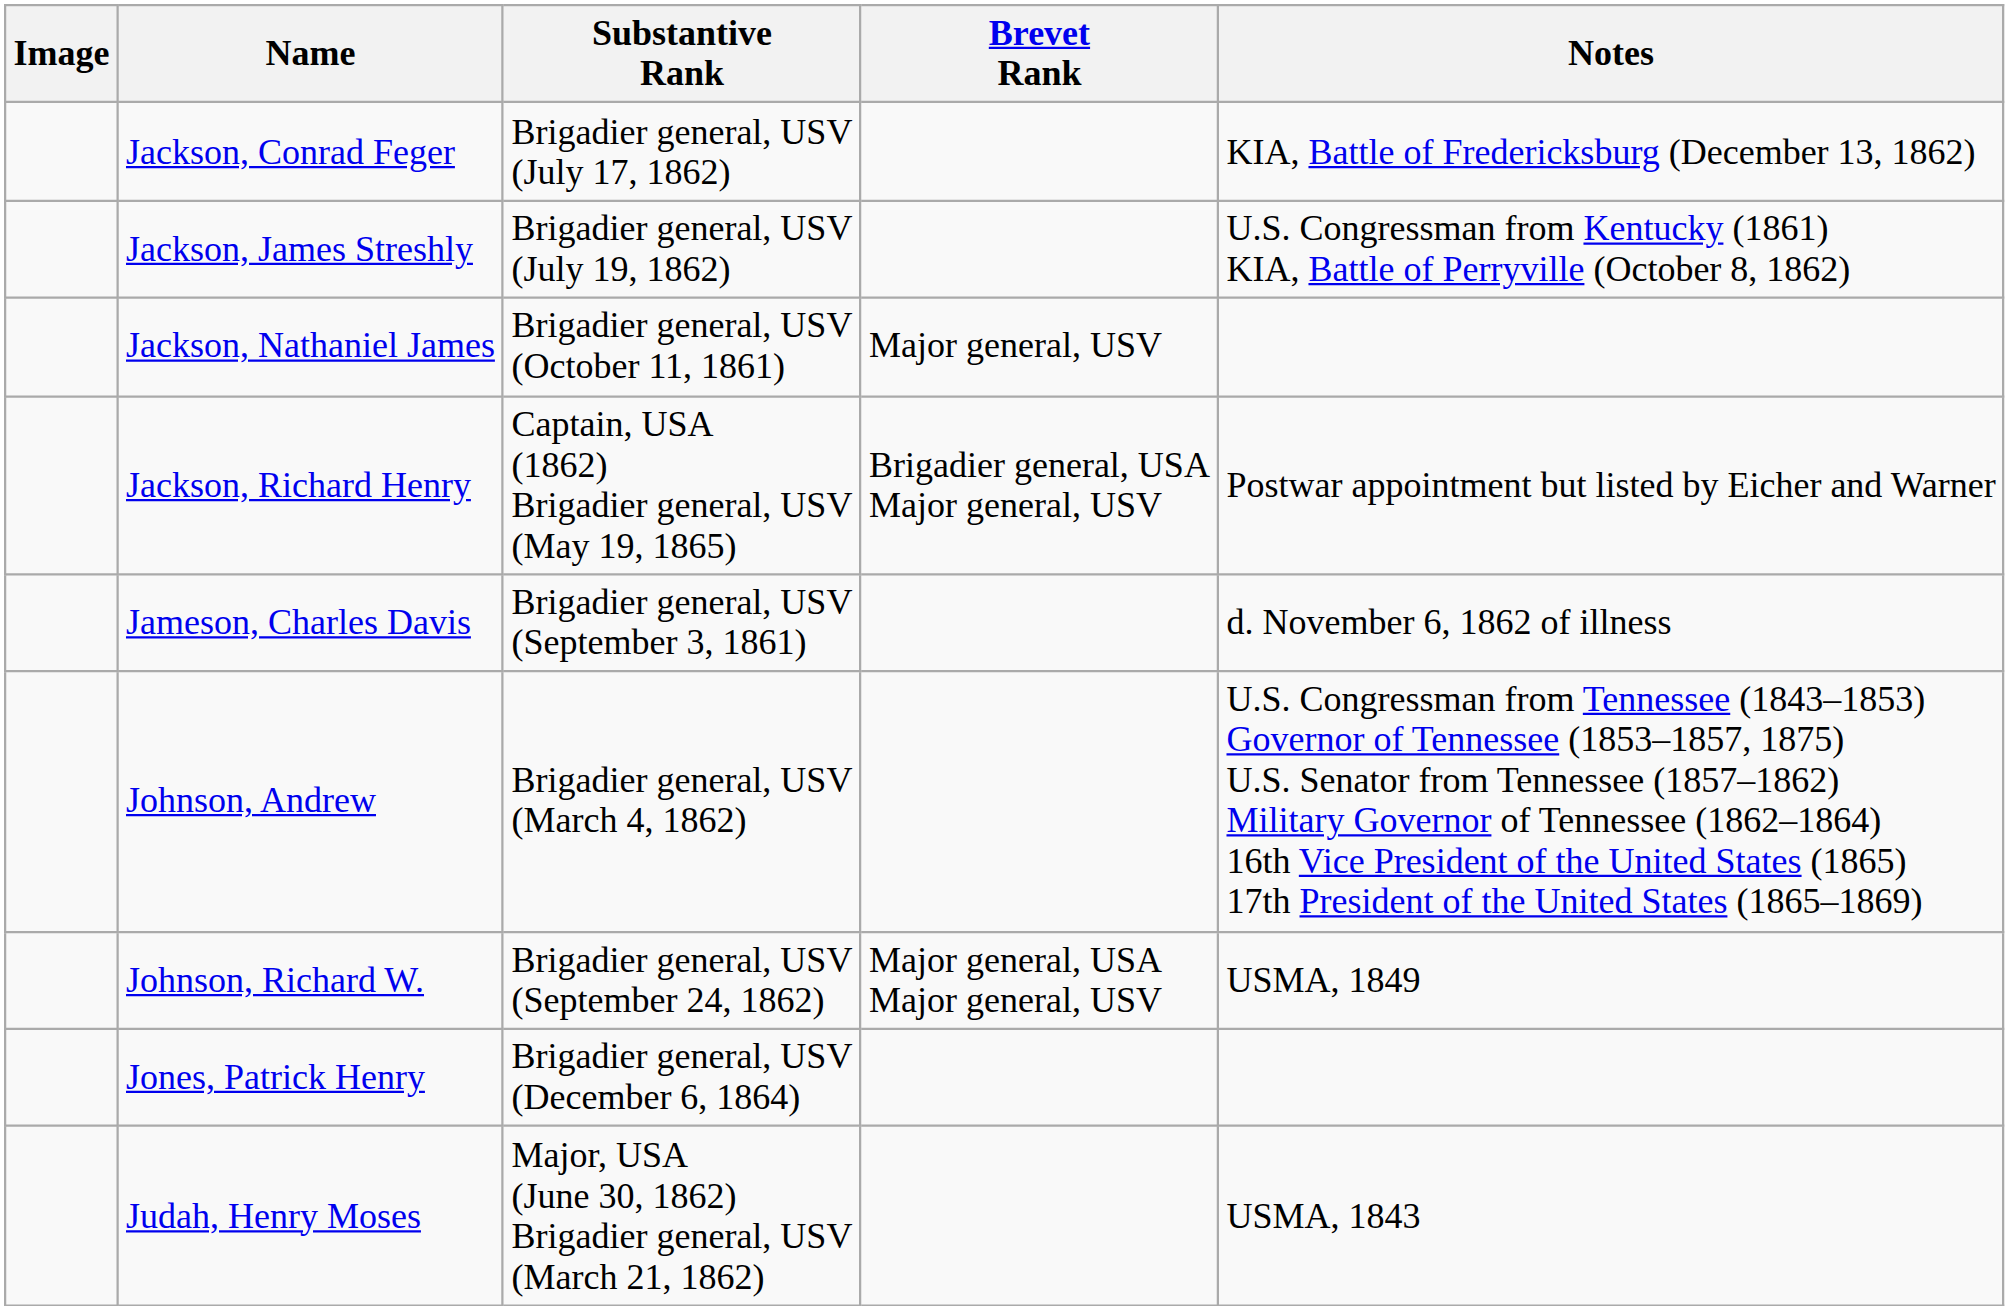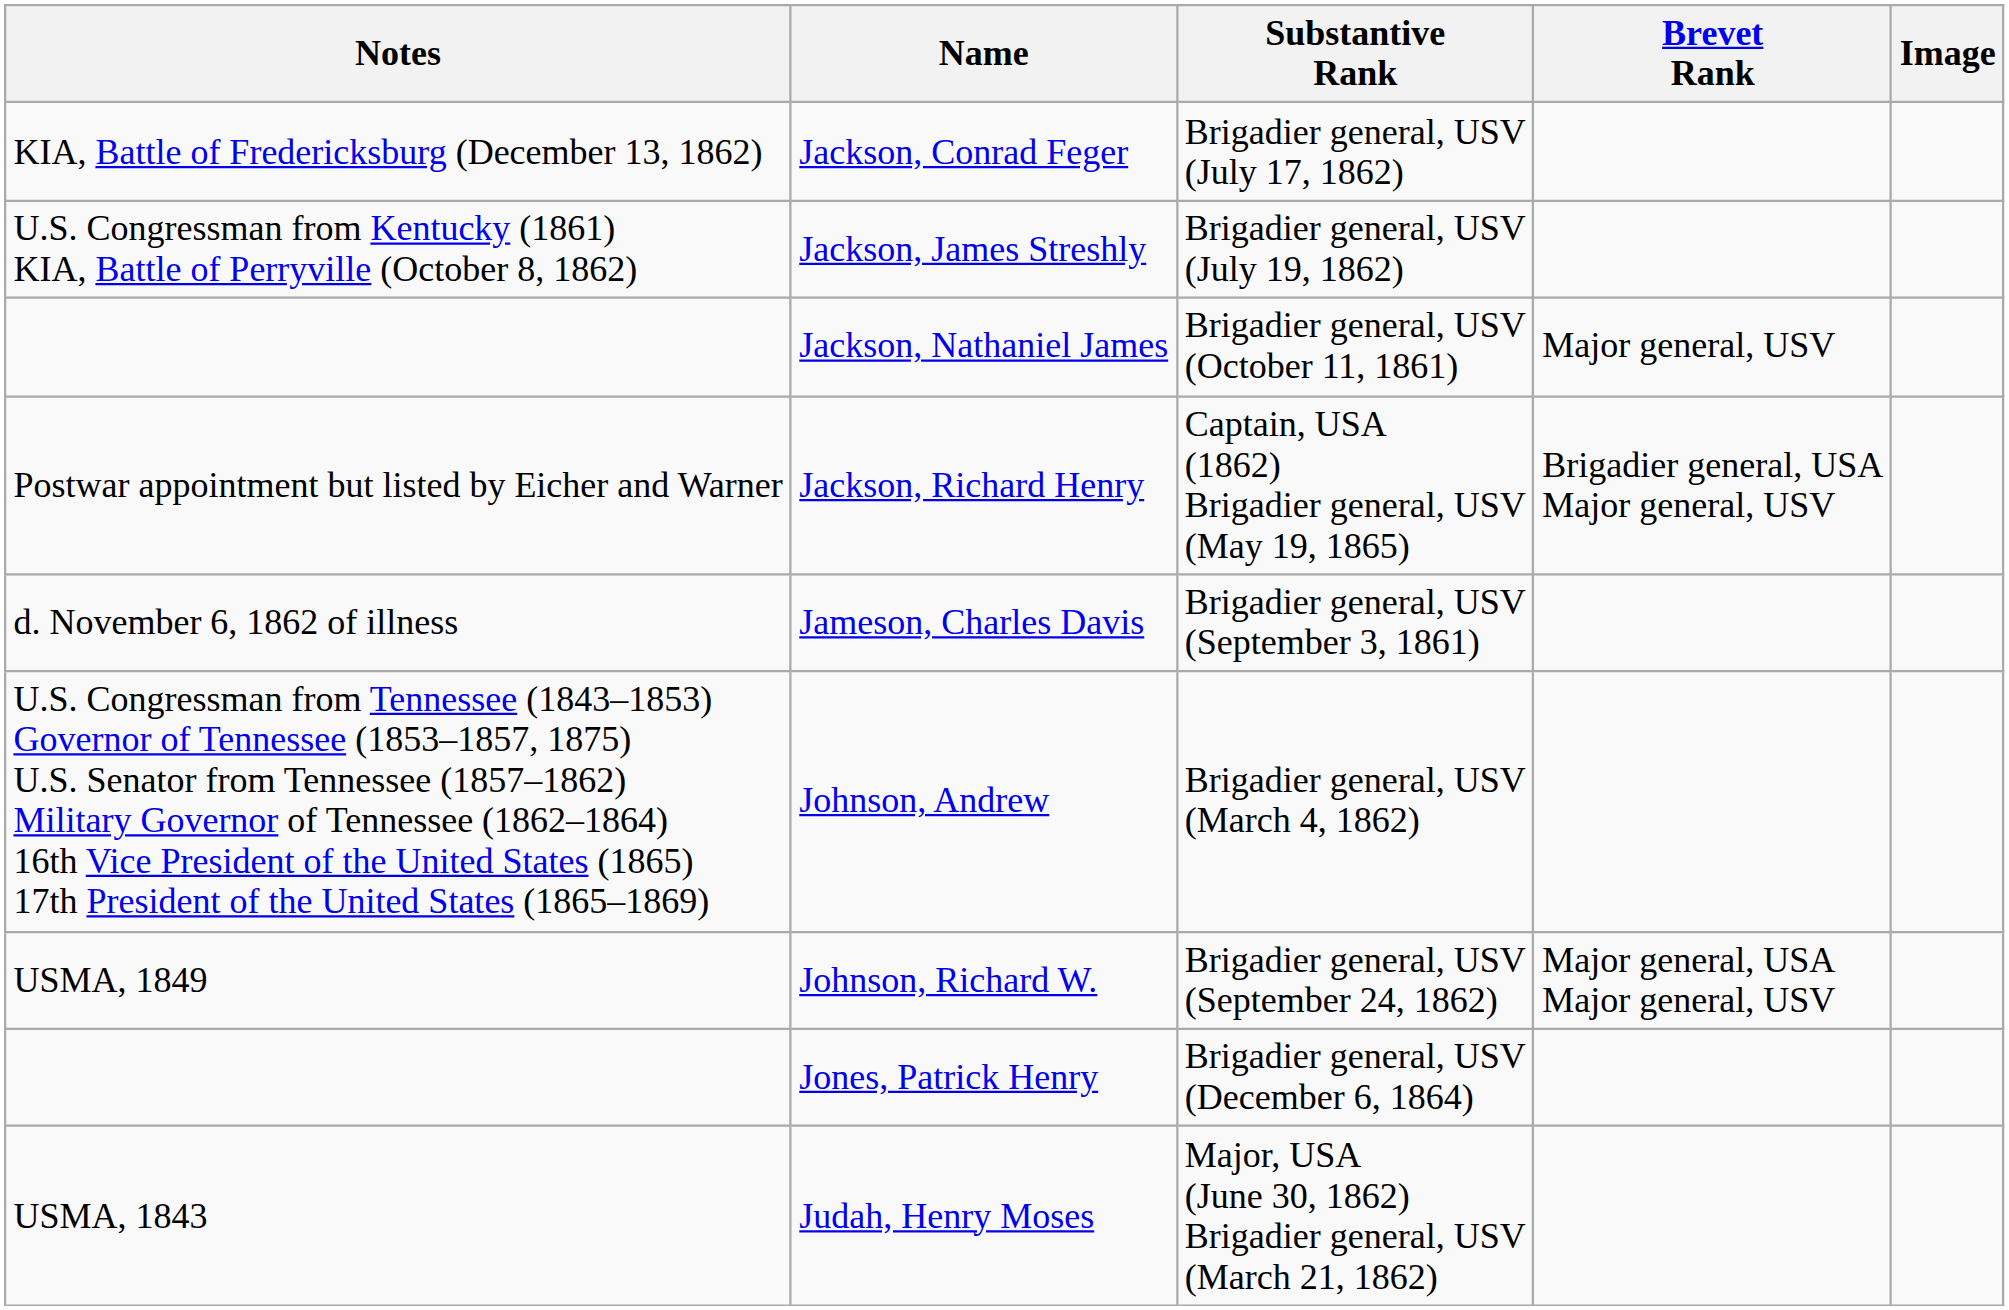columns swapped: (61, 53) <-> (1611, 53)
